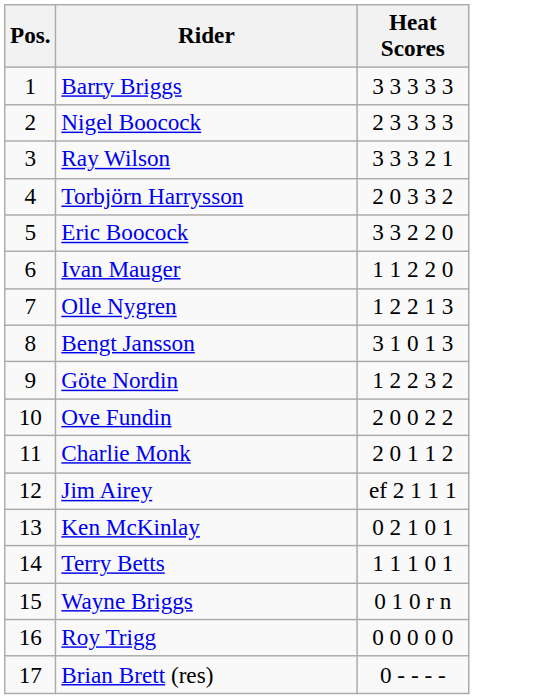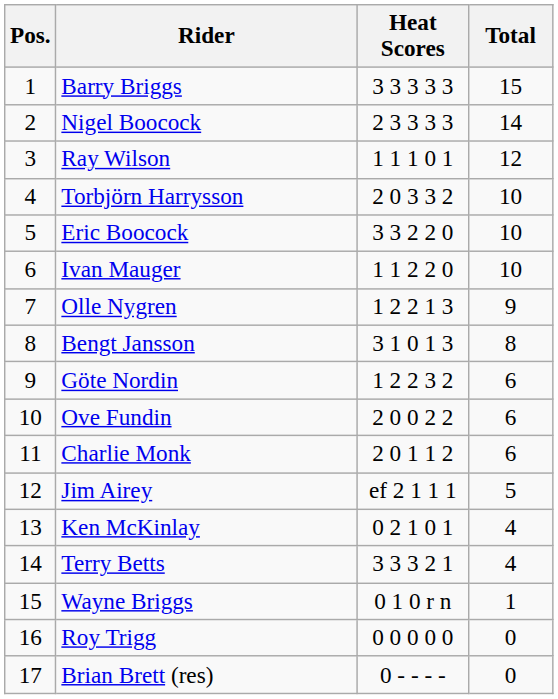+ column: (510, 35)
(413, 159) 3 3 3 2 1 -> (413, 159) 1 1 1 0 1
(413, 564) 1 1 1 0 1 -> (413, 564) 3 3 3 2 1
